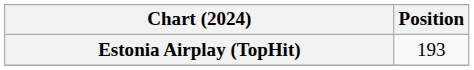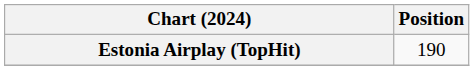(431, 49) 193 -> (431, 49) 190
